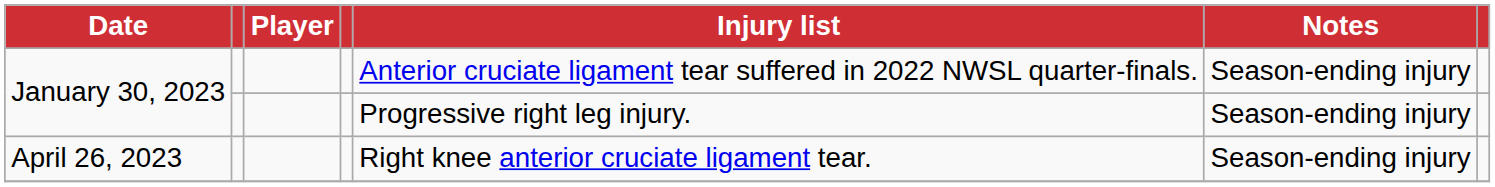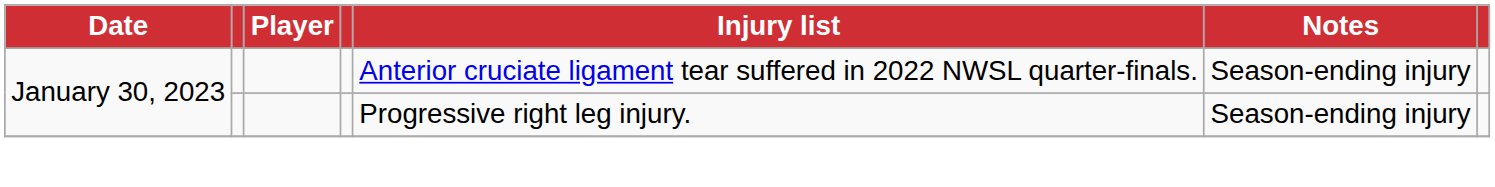- row: (97, 158)
